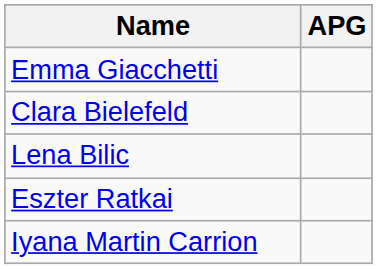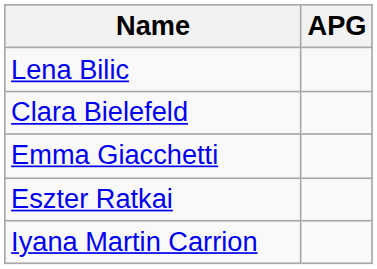rows swapped: (70, 155) <-> (115, 69)
